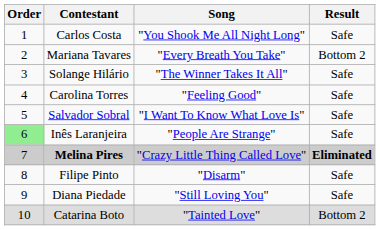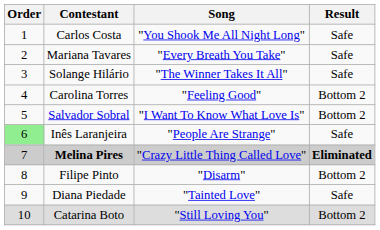(342, 54) Bottom 2 -> (342, 54) Safe
(342, 94) Safe -> (342, 94) Bottom 2
(342, 114) Safe -> (342, 114) Bottom 2
(342, 174) Safe -> (342, 174) Bottom 2
(222, 194) "Still Loving You" -> (222, 194) "Tainted Love"
(222, 214) "Tainted Love" -> (222, 214) "Still Loving You"
